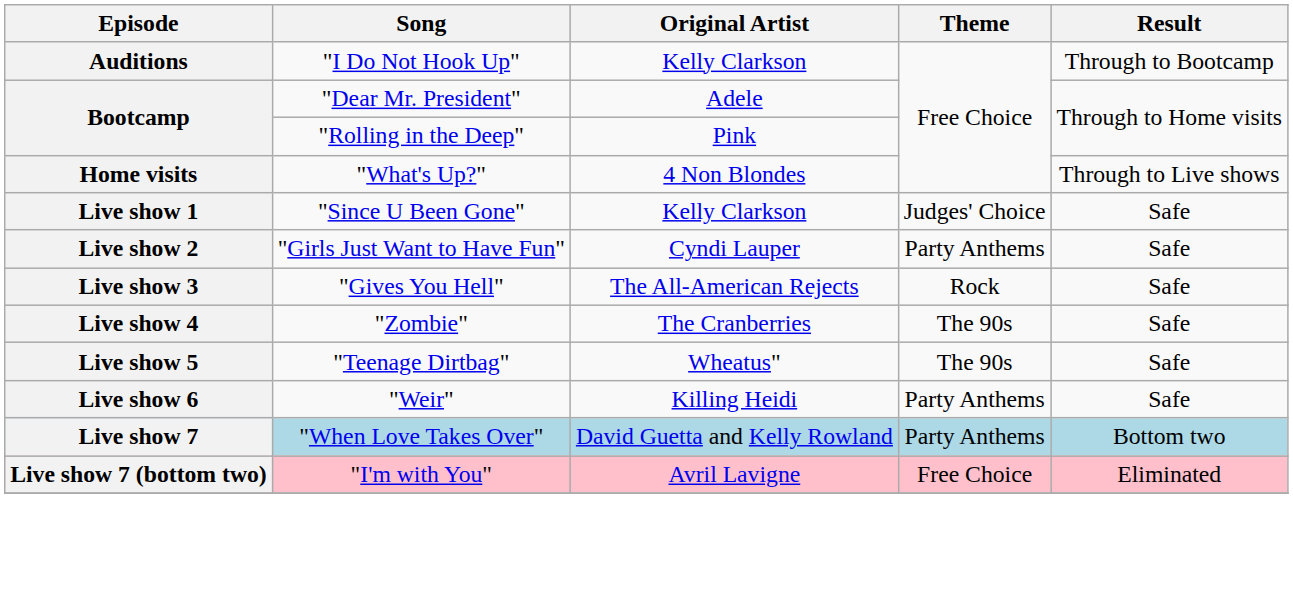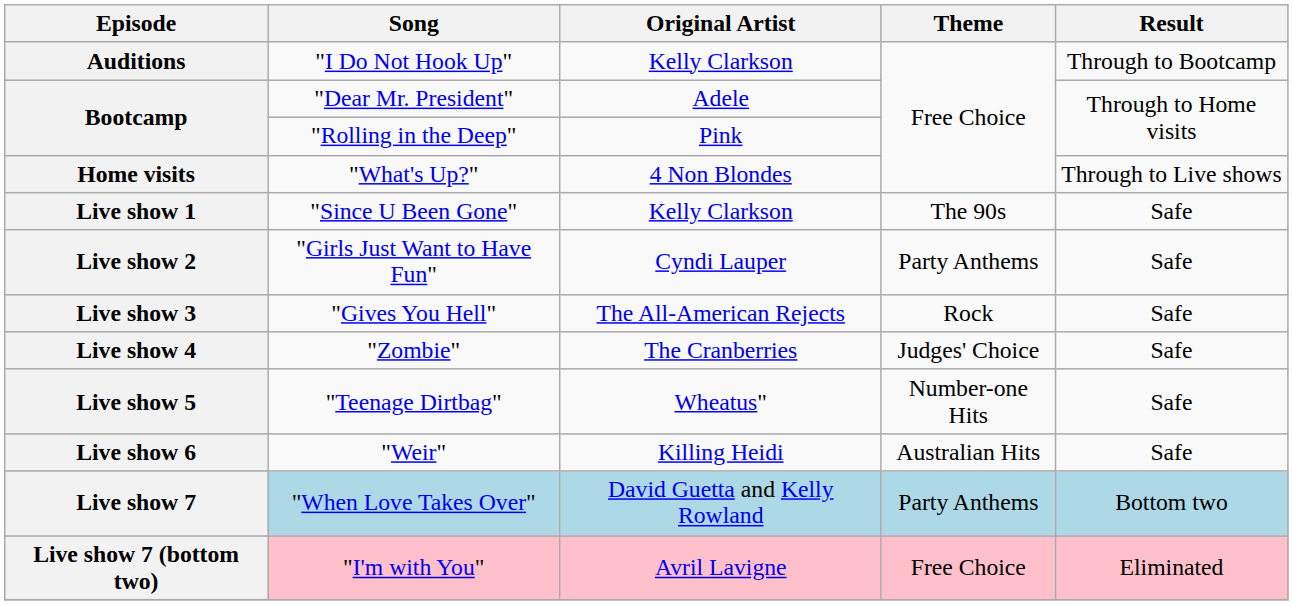(975, 211) Judges' Choice -> (968, 211) The 90s
(975, 323) The 90s -> (968, 350) Judges' Choice
(975, 361) The 90s -> (968, 401) Number-one Hits
(975, 398) Party Anthems -> (968, 452) Australian Hits
